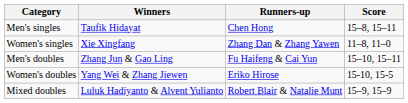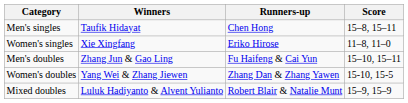(283, 43) Zhang Dan & Zhang Yawen -> (253, 43) Eriko Hirose
(253, 75) Eriko Hirose -> (283, 75) Zhang Dan & Zhang Yawen
